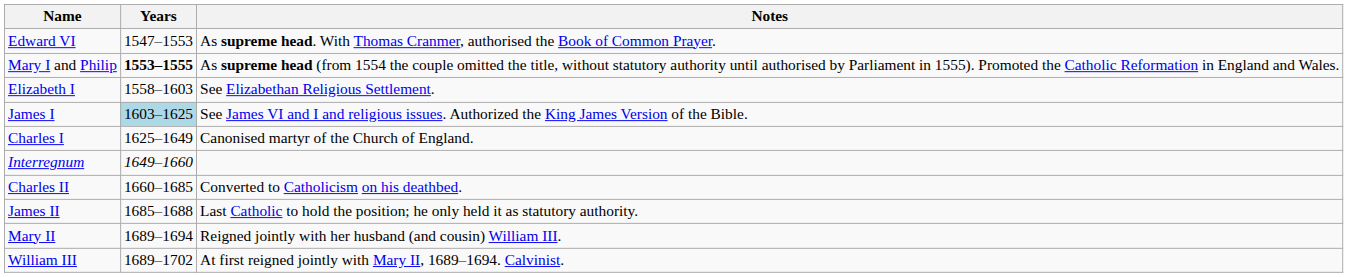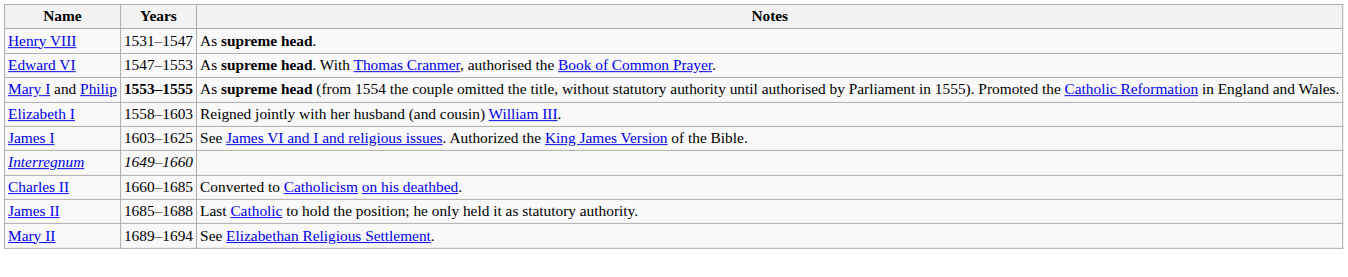+ row: (42, 41)
(317, 89) See Elizabethan Religious Settlement. -> (381, 114) Reigned jointly with her husband (and cousin) William III.
(158, 114) lightblue background -> (158, 138) no background
- row: (36, 138)
(381, 235) Reigned jointly with her husband (and cousin) William III. -> (317, 235) See Elizabethan Religious Settlement.
- row: (42, 260)
